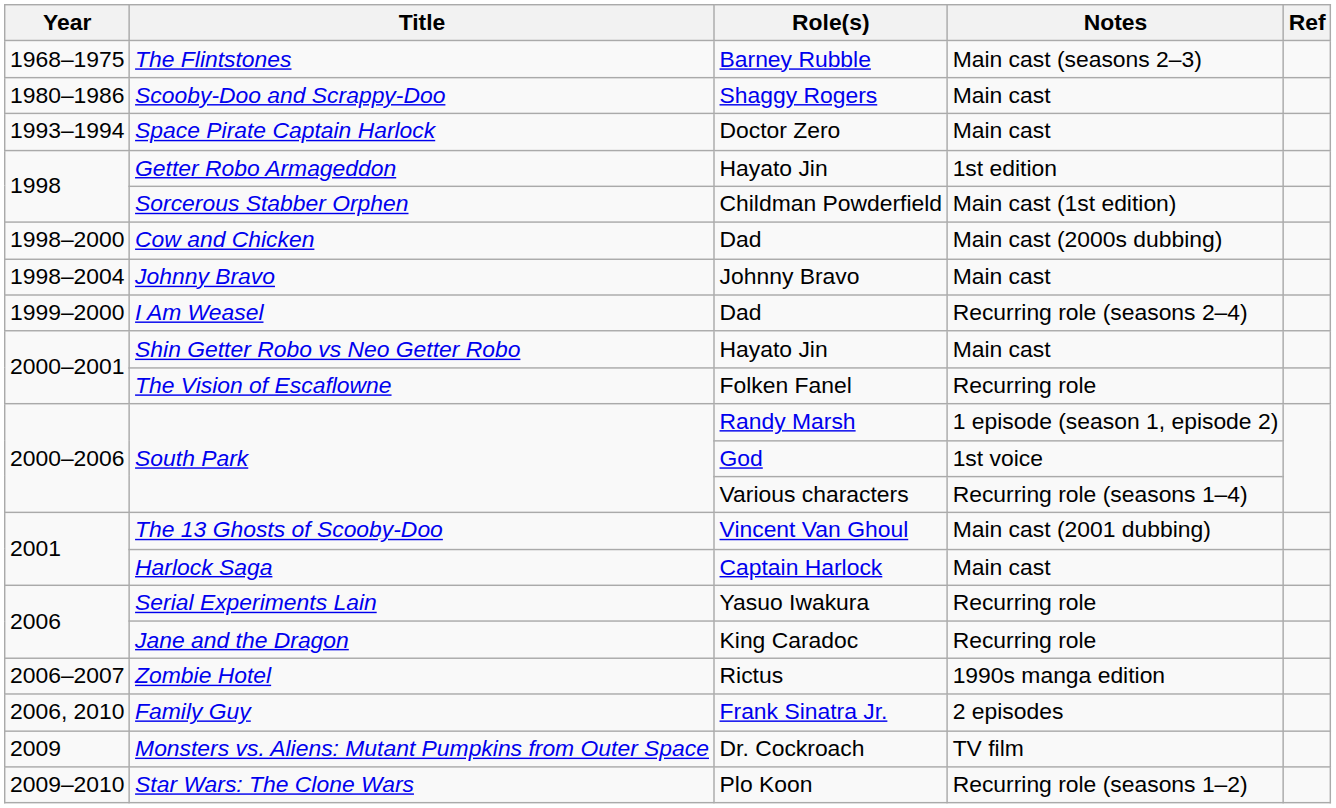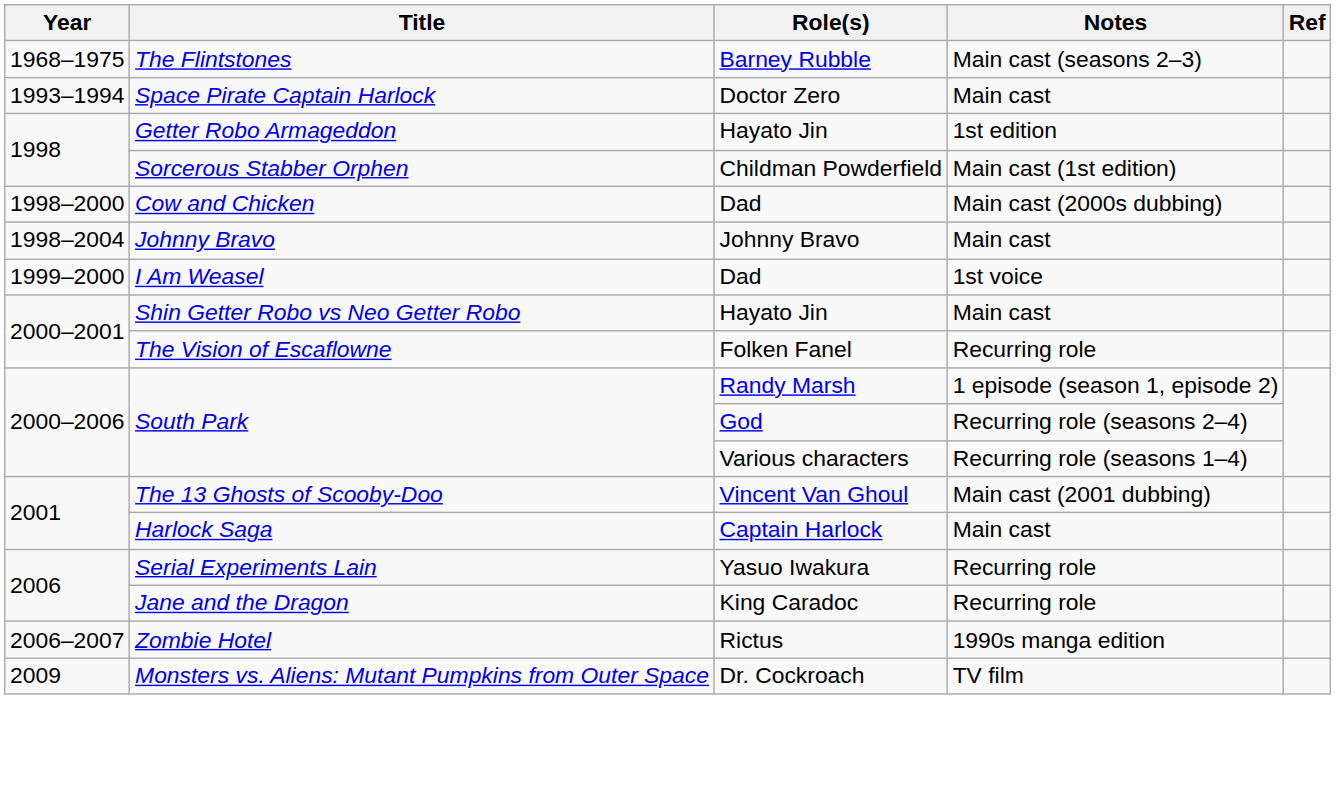- row: (290, 95)
(1100, 312) Recurring role (seasons 2–4) -> (998, 276) 1st voice
(998, 458) 1st voice -> (1100, 421) Recurring role (seasons 2–4)
- row: (193, 712)
- row: (275, 784)
